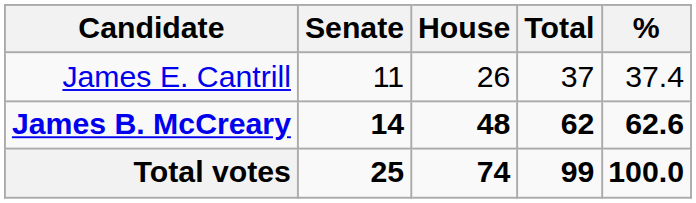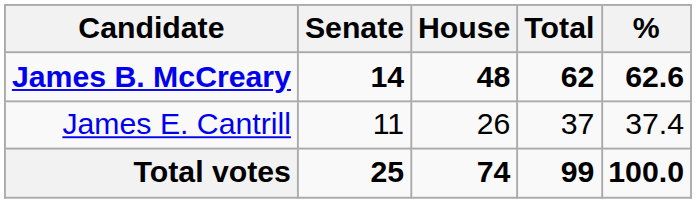rows swapped: (151, 124) <-> (177, 76)
